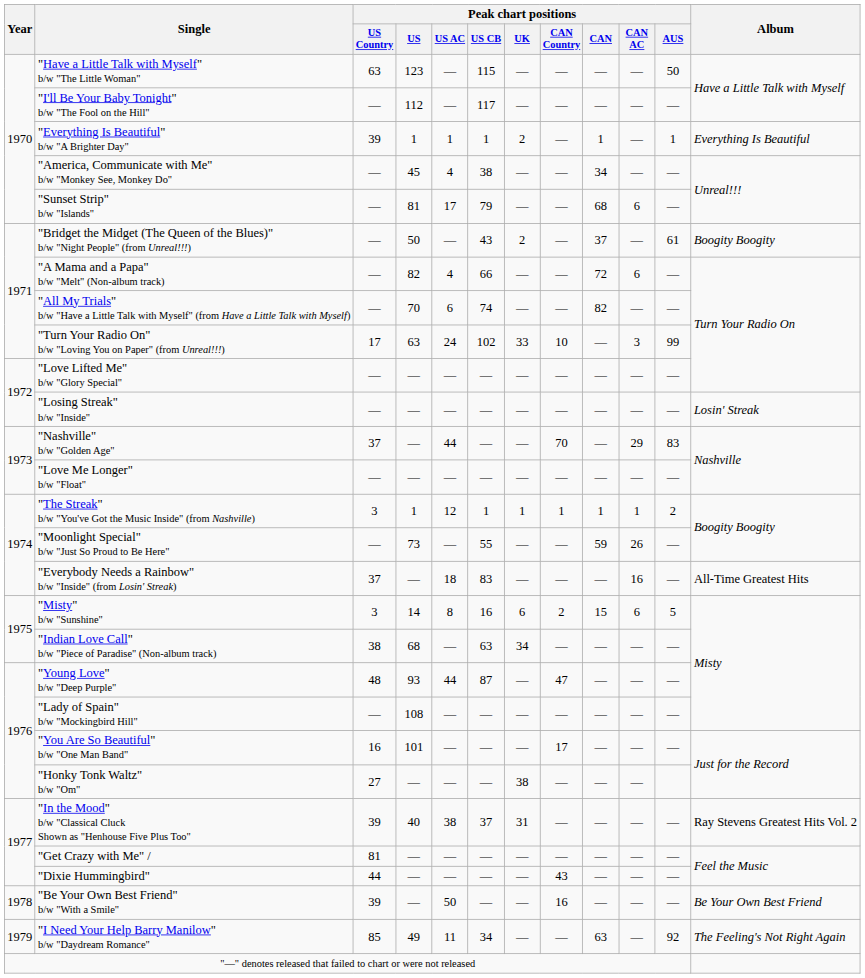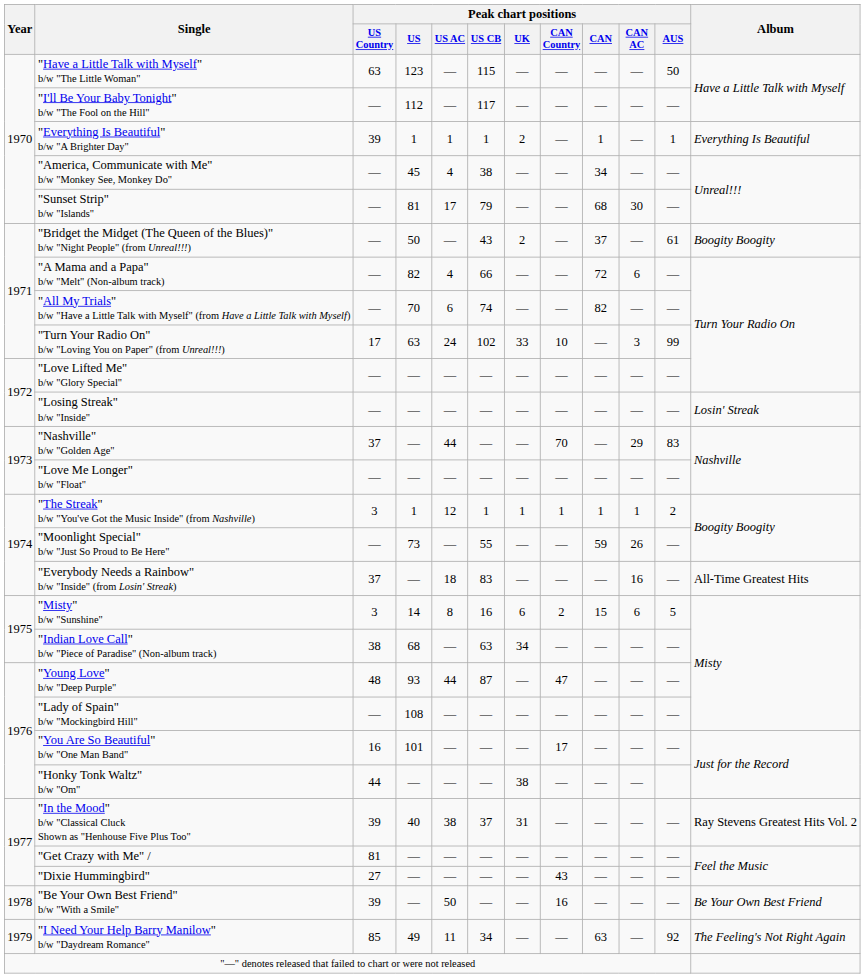(637, 206) 6 -> (637, 206) 30
(374, 781) 27 -> (374, 781) 44
(374, 876) 44 -> (374, 876) 27
